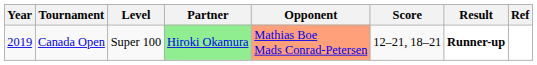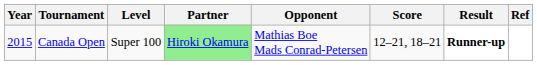(20, 42) 2019 -> (20, 42) 2015
(311, 42) lightsalmon background -> (311, 42) no background
